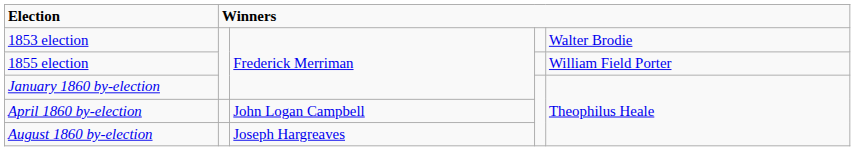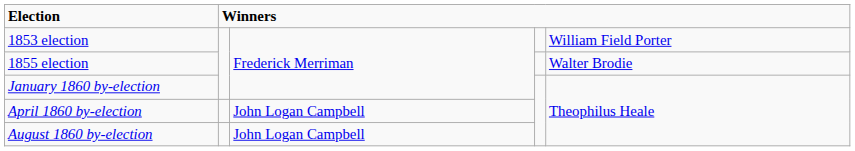(591, 39) Walter Brodie -> (610, 39) William Field Porter
(610, 63) William Field Porter -> (591, 63) Walter Brodie
(289, 134) Joseph Hargreaves -> (299, 134) John Logan Campbell
